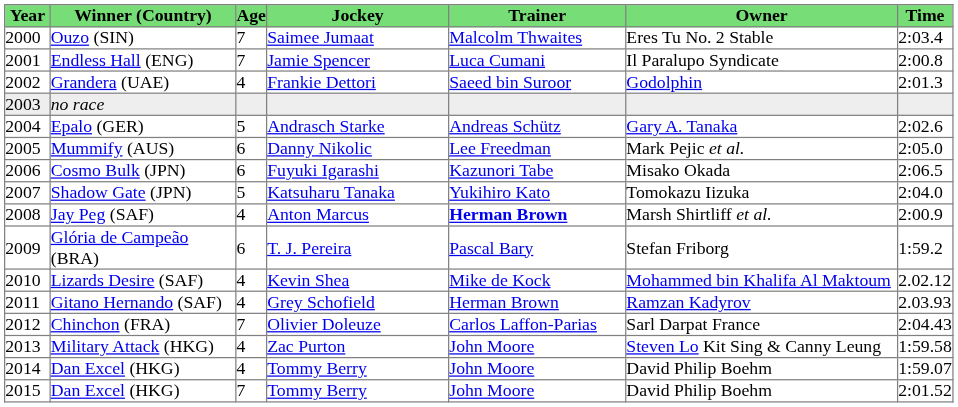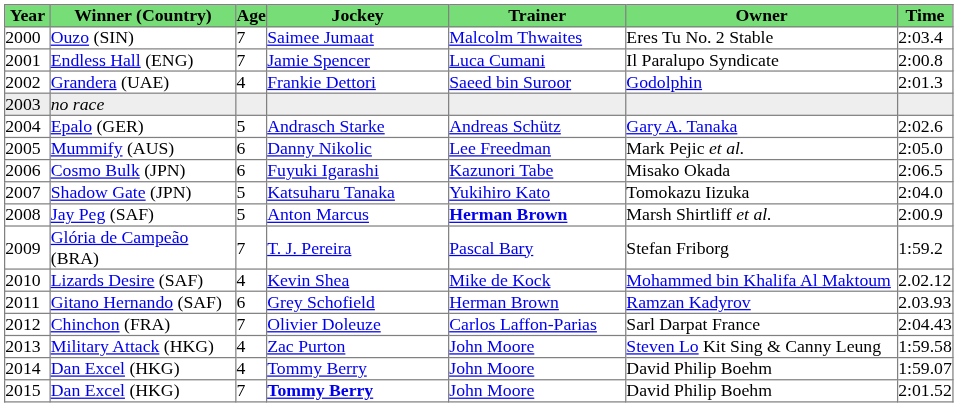(241, 214) 4 -> (241, 214) 5
(241, 247) 6 -> (241, 247) 7
(241, 302) 4 -> (241, 302) 6
(317, 390) normal -> (320, 390) bold
